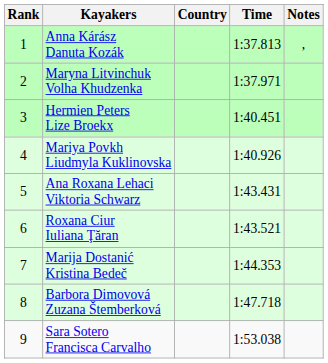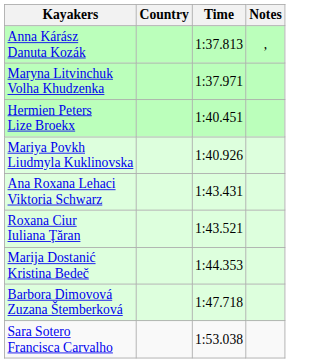- column: (23, 15)
